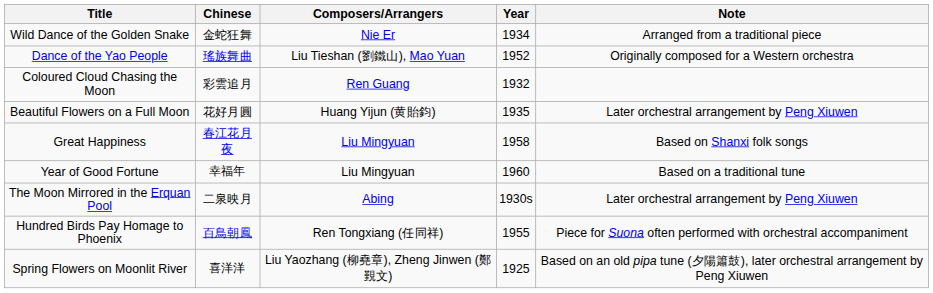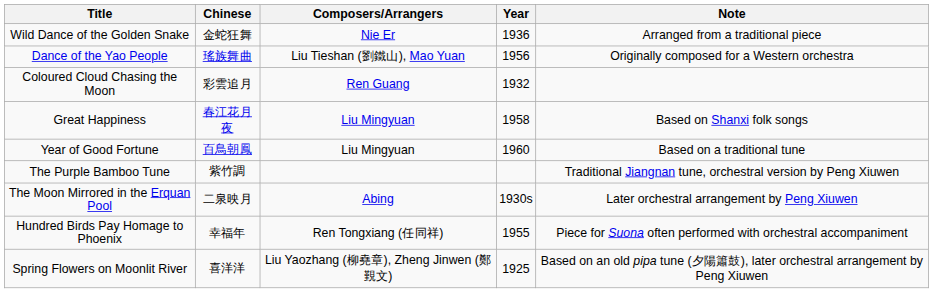(516, 34) 1934 -> (516, 34) 1936
(516, 56) 1952 -> (516, 56) 1956
- row: (100, 112)
(227, 171) 幸福年 -> (227, 149) 百鳥朝鳳
+ row: (100, 171)
(227, 232) 百鳥朝鳳 -> (227, 232) 幸福年
